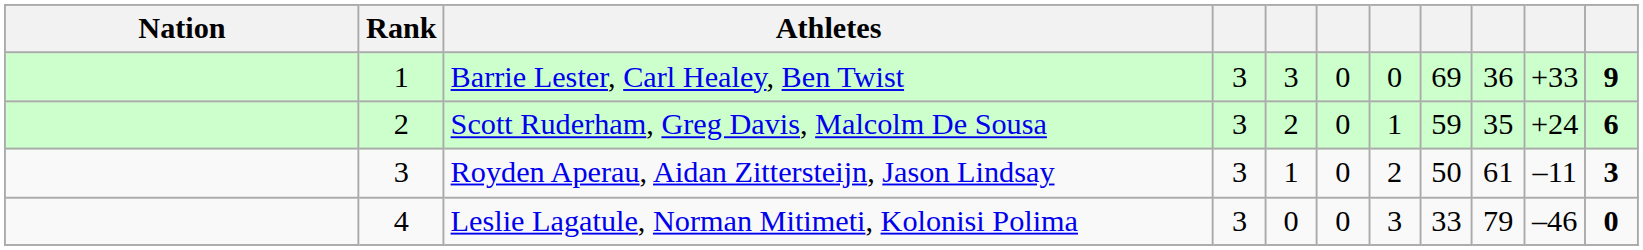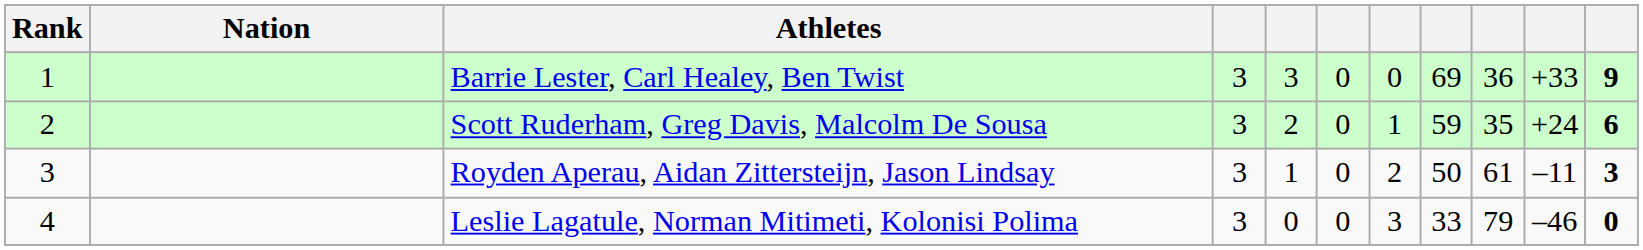columns swapped: (401, 28) <-> (182, 28)
